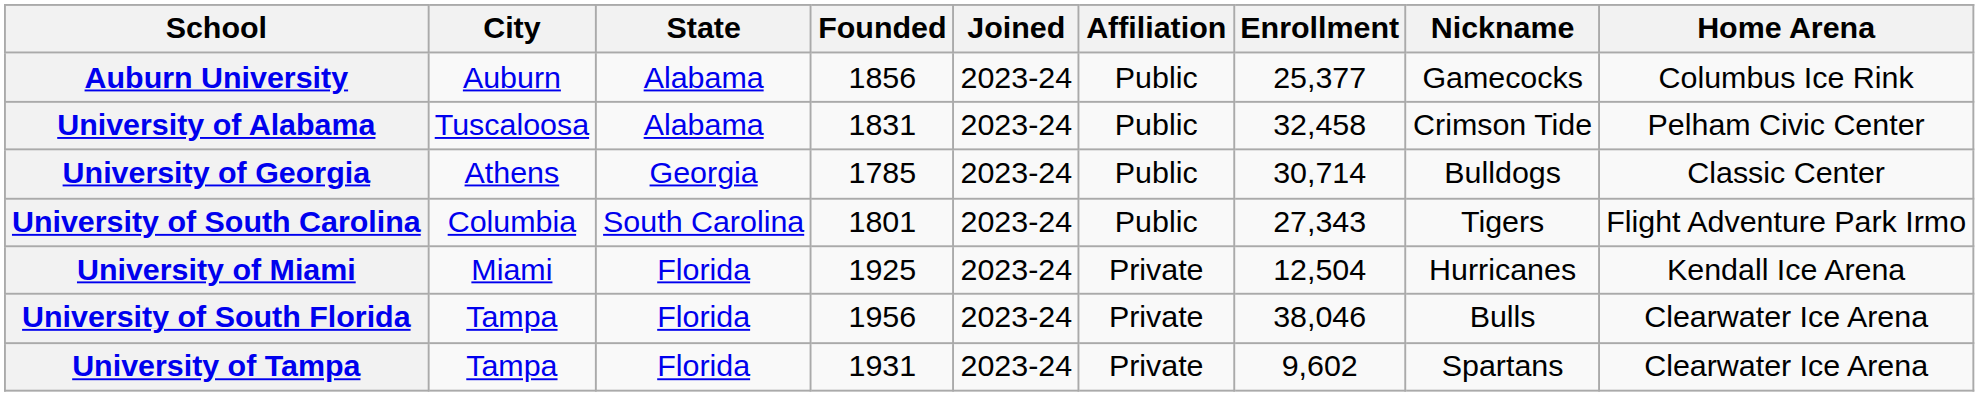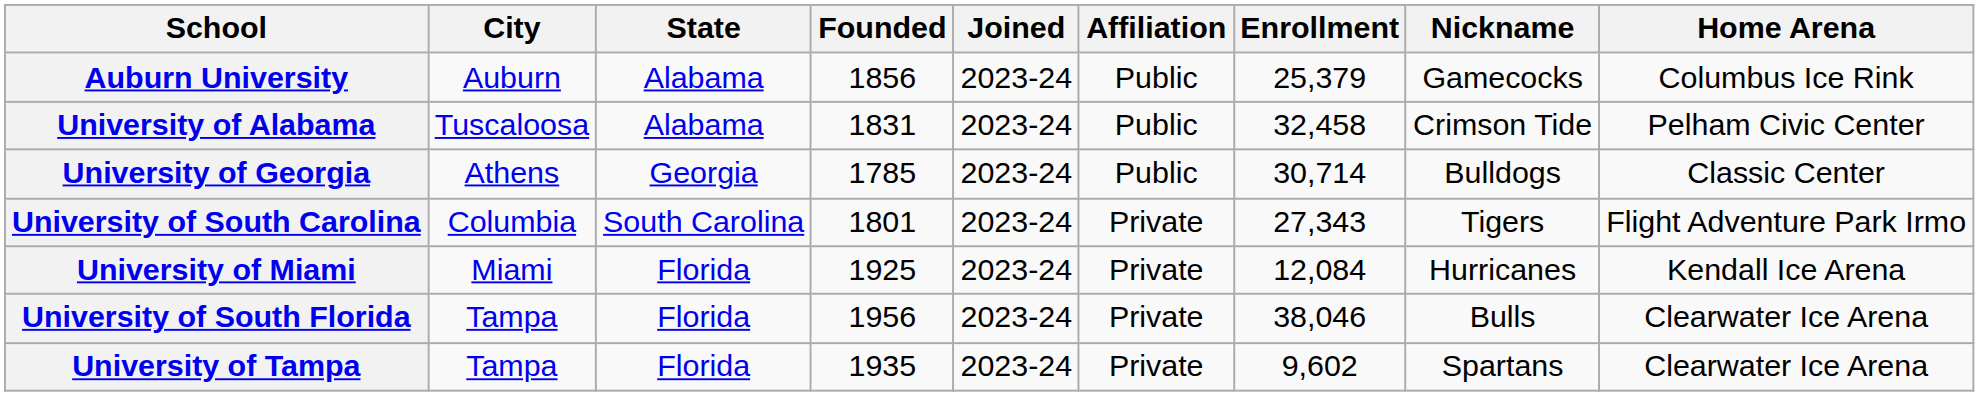(1320, 76) 25,377 -> (1320, 76) 25,379
(1156, 221) Public -> (1156, 221) Private
(1320, 269) 12,504 -> (1320, 269) 12,084
(882, 366) 1931 -> (882, 366) 1935
